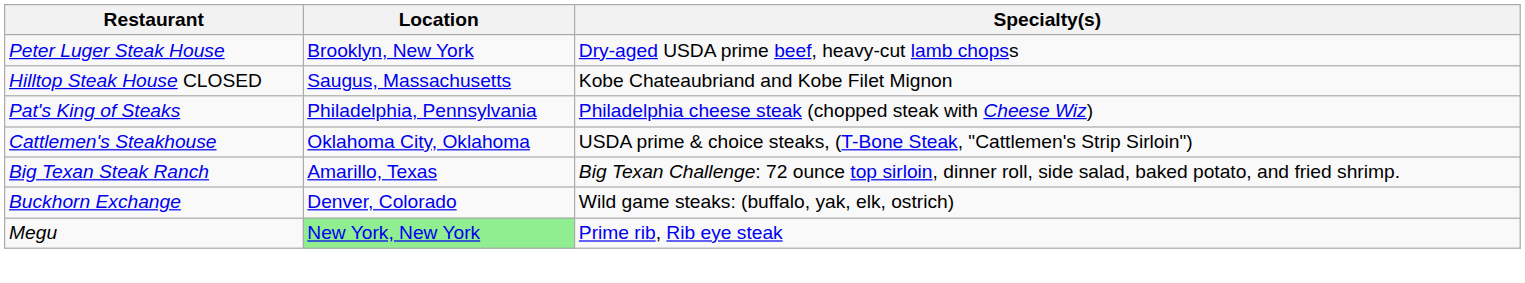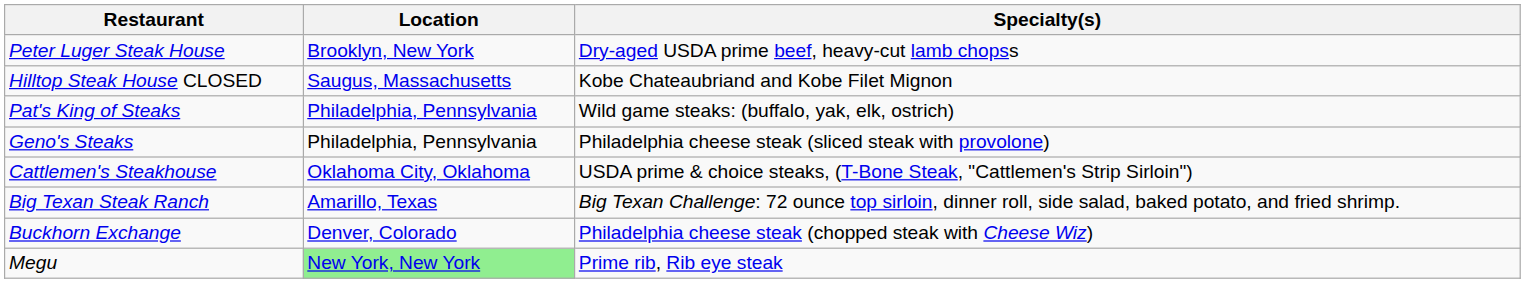(836, 111) Philadelphia cheese steak (chopped steak with Cheese Wiz) -> (766, 111) Wild game steaks: (buffalo, yak, elk, ostrich)
+ row: (71, 141)
(766, 202) Wild game steaks: (buffalo, yak, elk, ostrich) -> (836, 232) Philadelphia cheese steak (chopped steak with Cheese Wiz)
